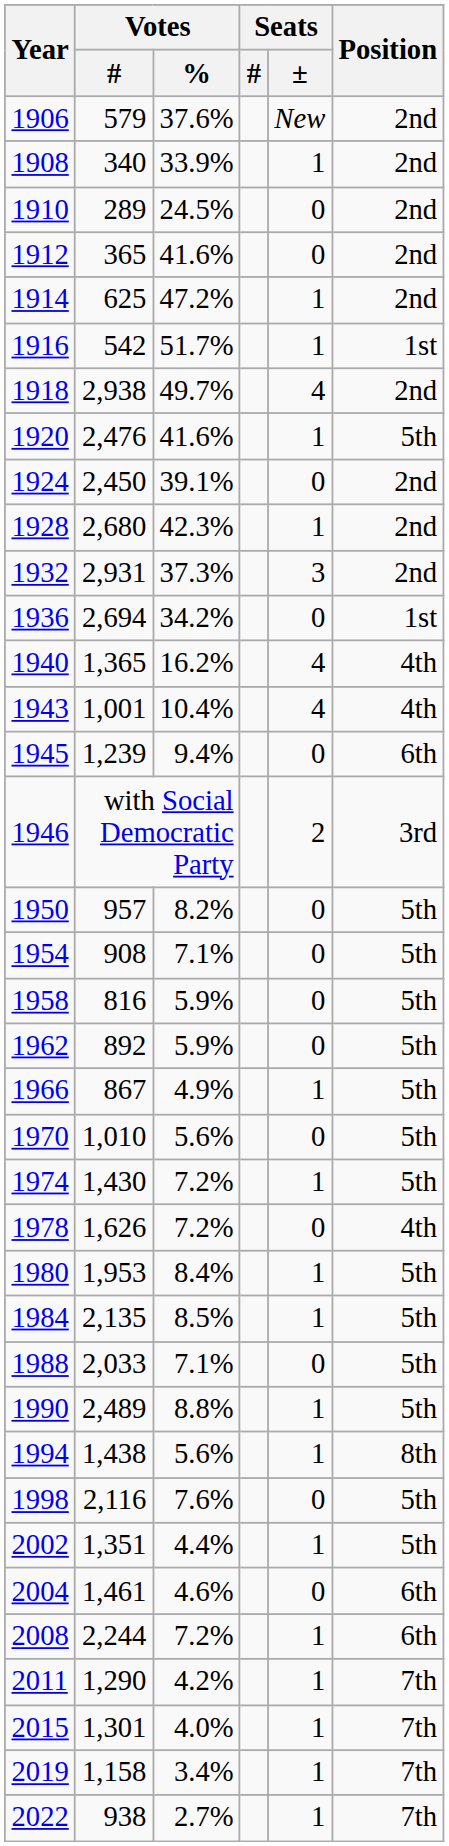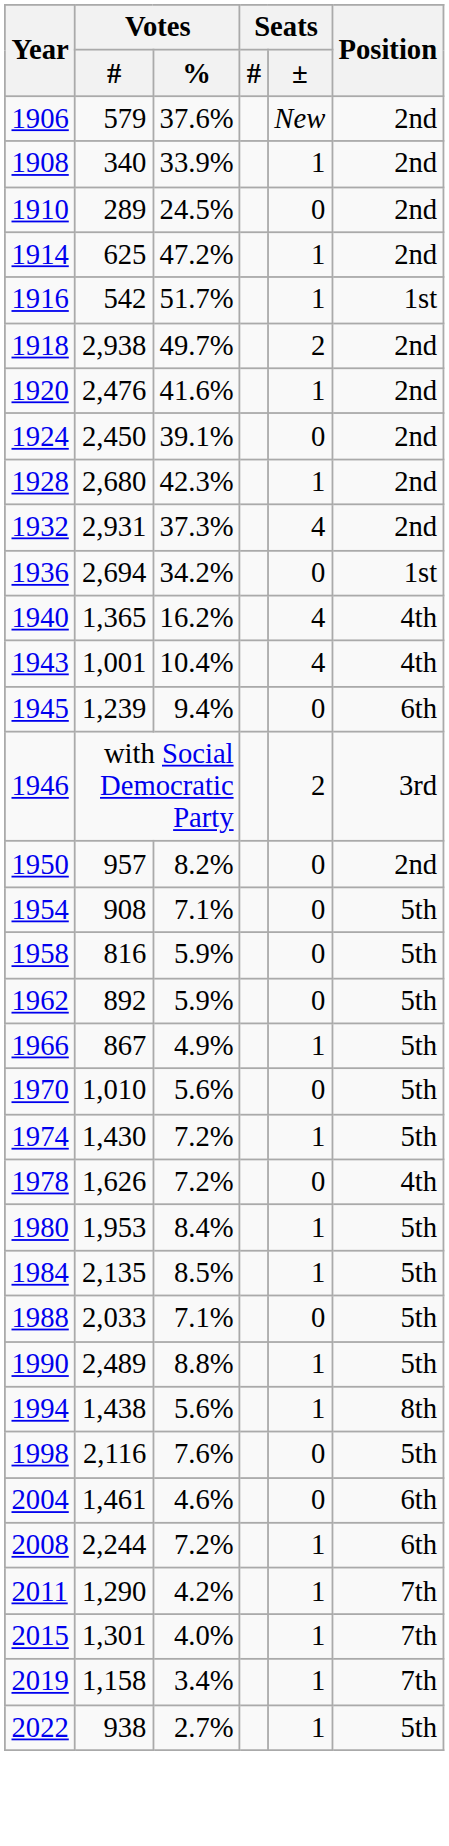- row: (40, 254)
(318, 390) 4 -> (318, 345) 2
(419, 436) 5th -> (416, 390) 2nd
(318, 572) 3 -> (318, 526) 4
(419, 909) 5th -> (416, 863) 2nd
- row: (40, 1545)
(419, 1817) 7th -> (419, 1726) 5th
